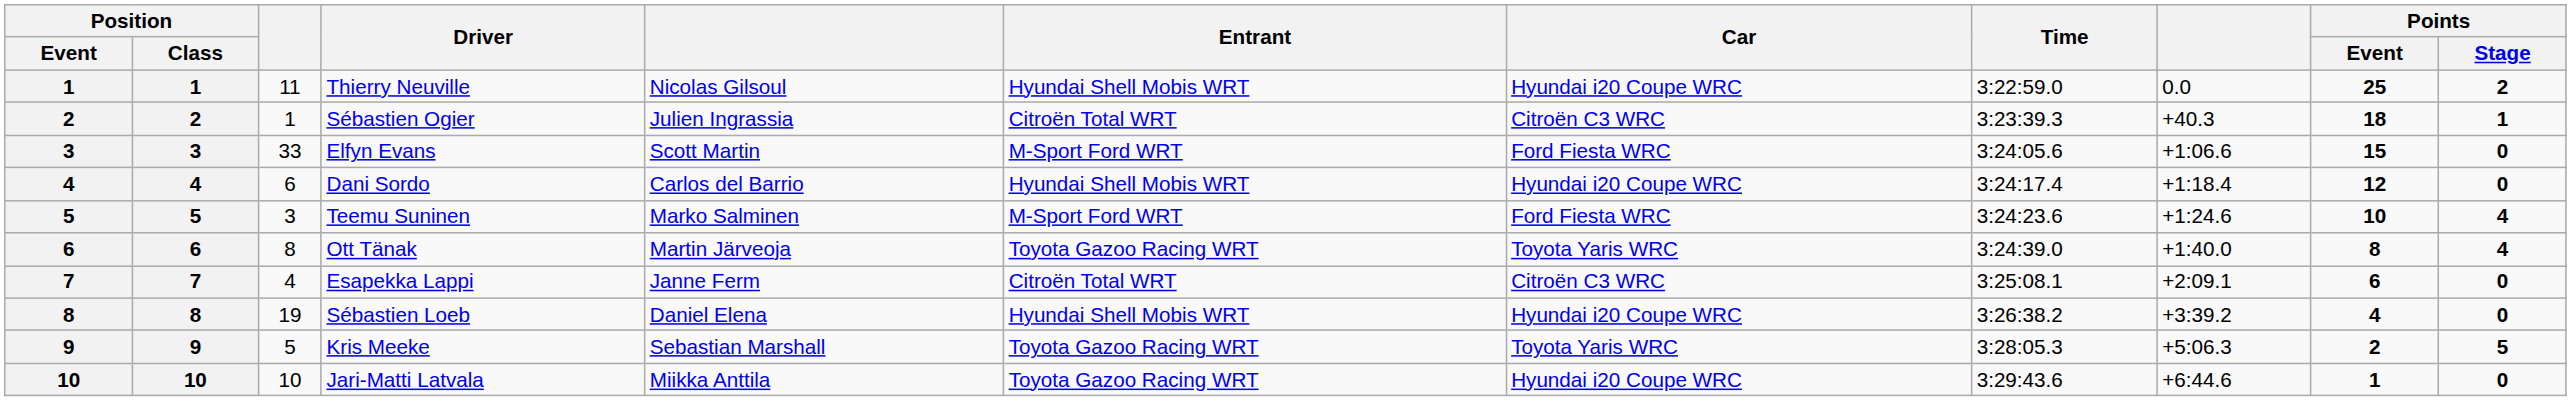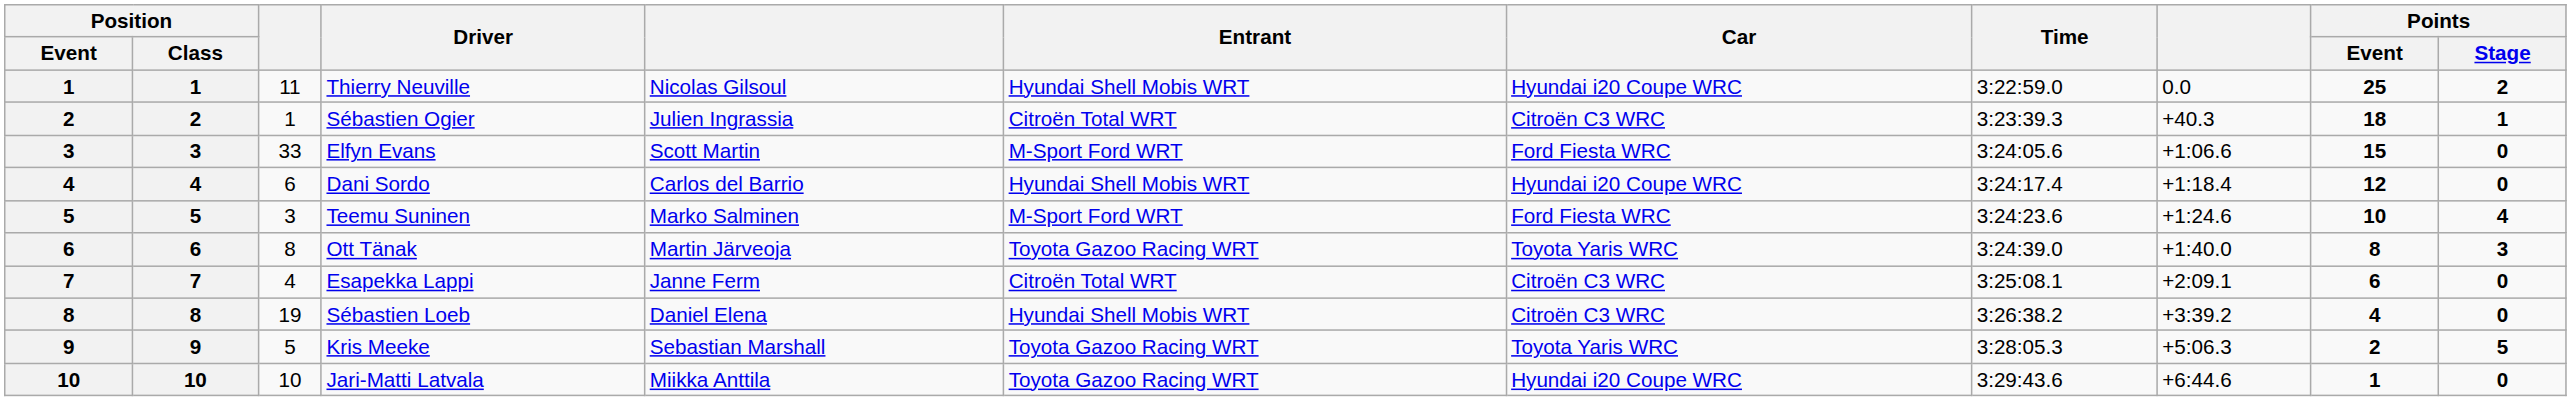(2503, 249) 4 -> (2503, 249) 3
(1627, 314) Hyundai i20 Coupe WRC -> (1588, 314) Citroën C3 WRC
